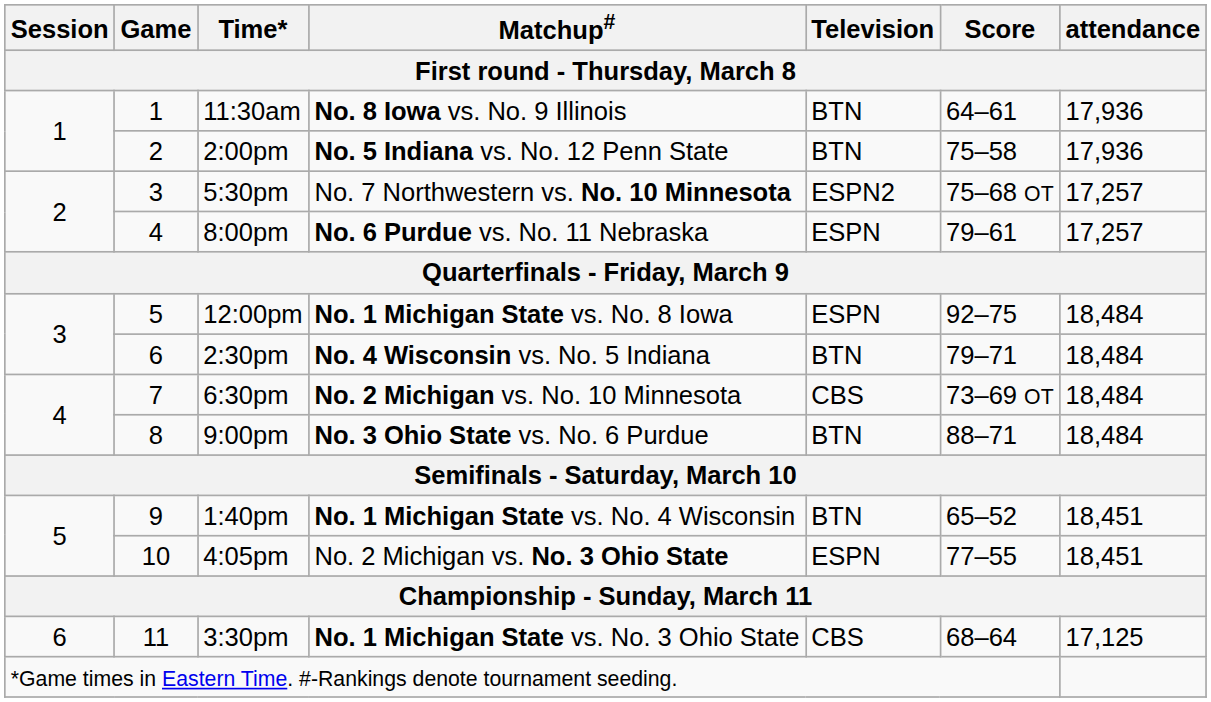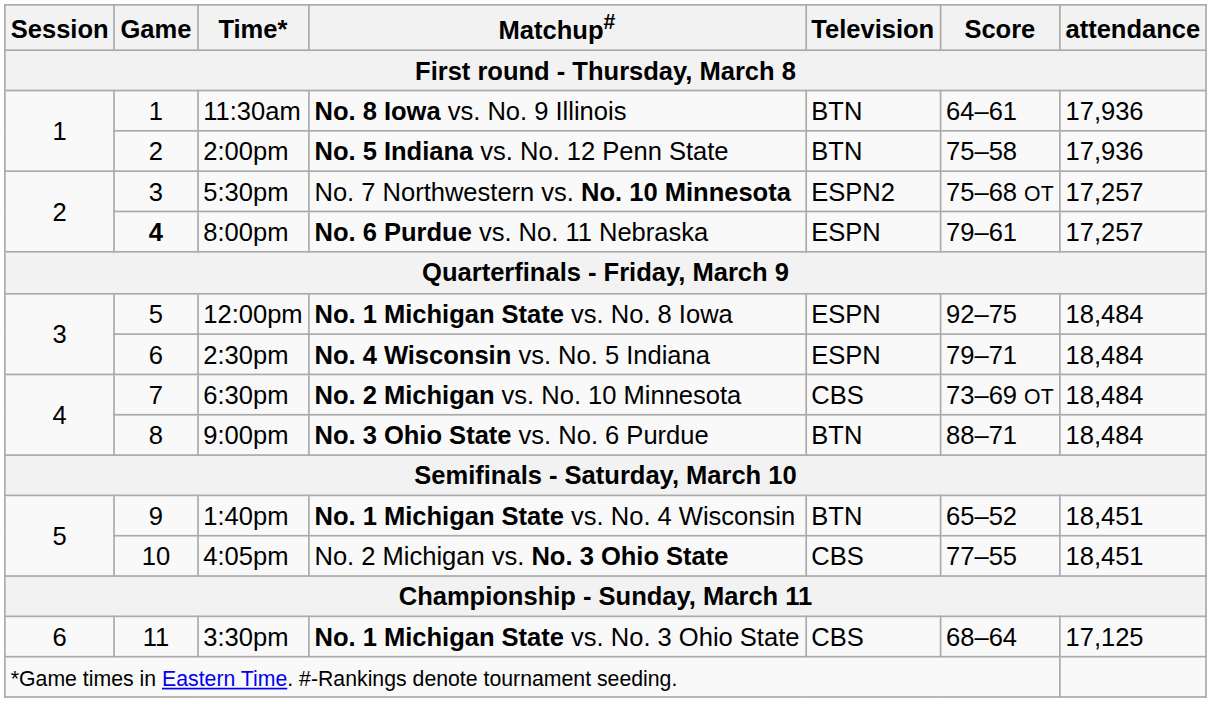(156, 233) normal -> (156, 233) bold
(837, 354) BTN -> (846, 354) ESPN
(846, 556) ESPN -> (838, 556) CBS
